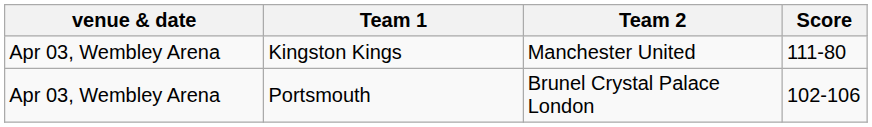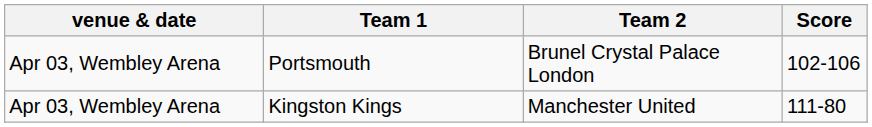rows swapped: (320, 95) <-> (335, 52)
